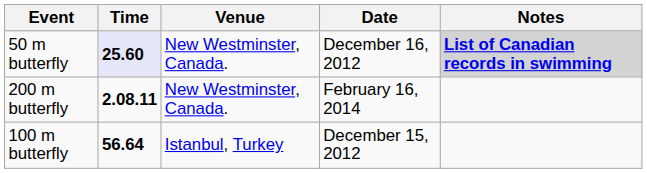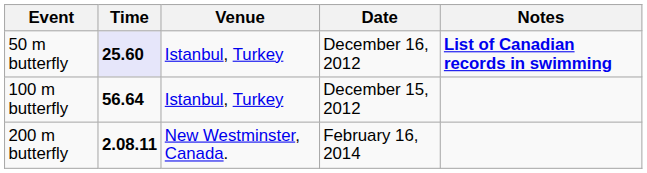(232, 53) New Westminster, Canada. -> (224, 53) Istanbul, Turkey
(528, 53) lightgrey background -> (528, 53) no background
rows swapped: (38, 145) <-> (38, 99)
